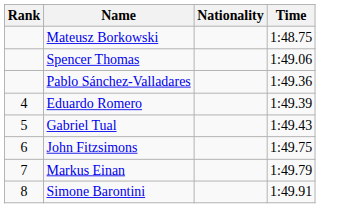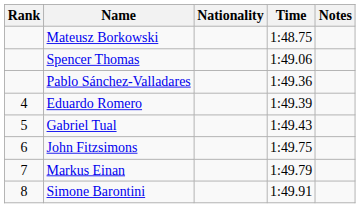+ column: (335, 15)
